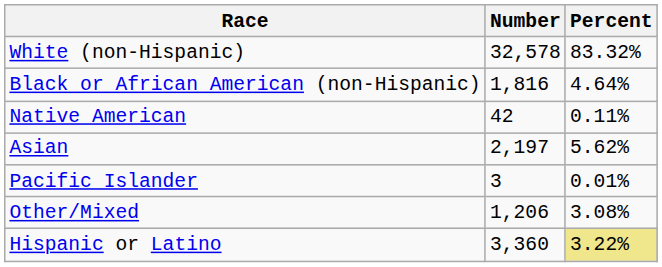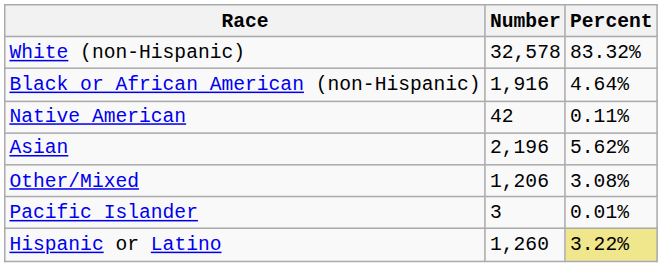(519, 85) 1,816 -> (519, 85) 1,916
(519, 149) 2,197 -> (519, 149) 2,196
rows swapped: (104, 181) <-> (74, 213)
(519, 245) 3,360 -> (519, 245) 1,260
